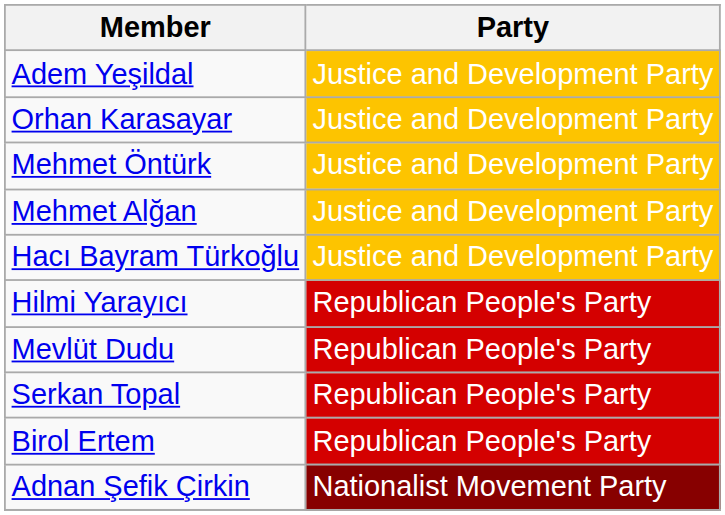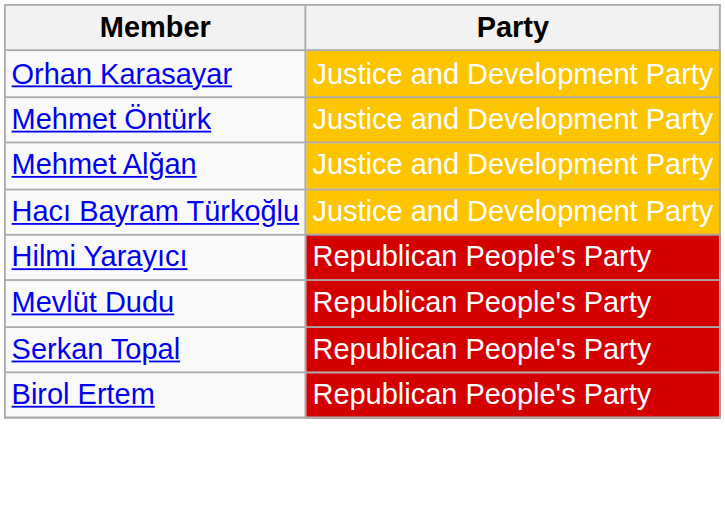- row: (103, 73)
- row: (131, 486)
